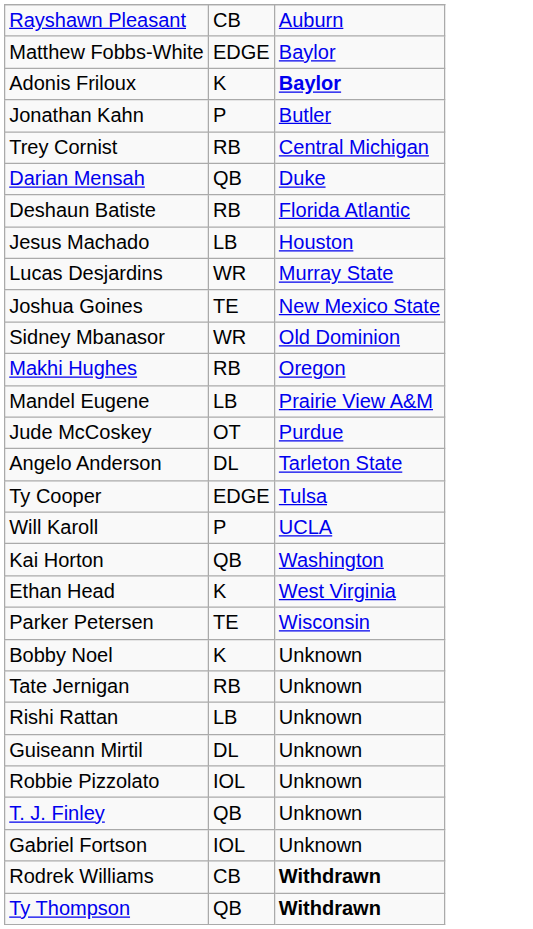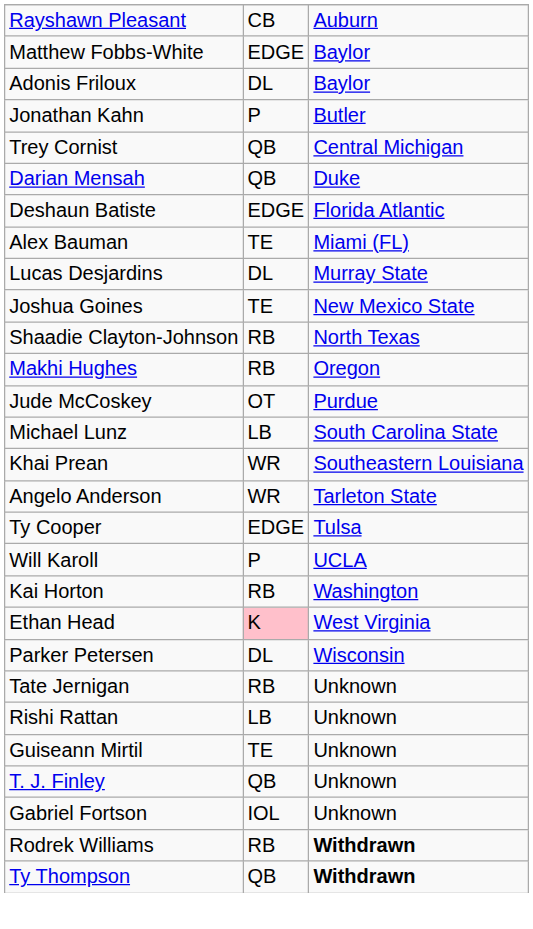(220, 83) K -> (260, 83) DL
(310, 83) bold -> (342, 83) normal
(227, 147) RB -> (262, 147) QB
(227, 210) RB -> (276, 210) EDGE
- row: (79, 242)
+ row: (69, 242)
(230, 274) WR -> (260, 274) DL
+ row: (124, 337)
- row: (87, 337)
- row: (79, 400)
+ row: (68, 432)
+ row: (59, 464)
(226, 464) DL -> (264, 496) WR
(227, 559) QB -> (261, 591) RB
(220, 591) no background -> (254, 623) pink background
(226, 623) TE -> (260, 654) DL
- row: (61, 654)
(226, 749) DL -> (260, 749) TE
- row: (84, 781)
(227, 876) CB -> (261, 845) RB
